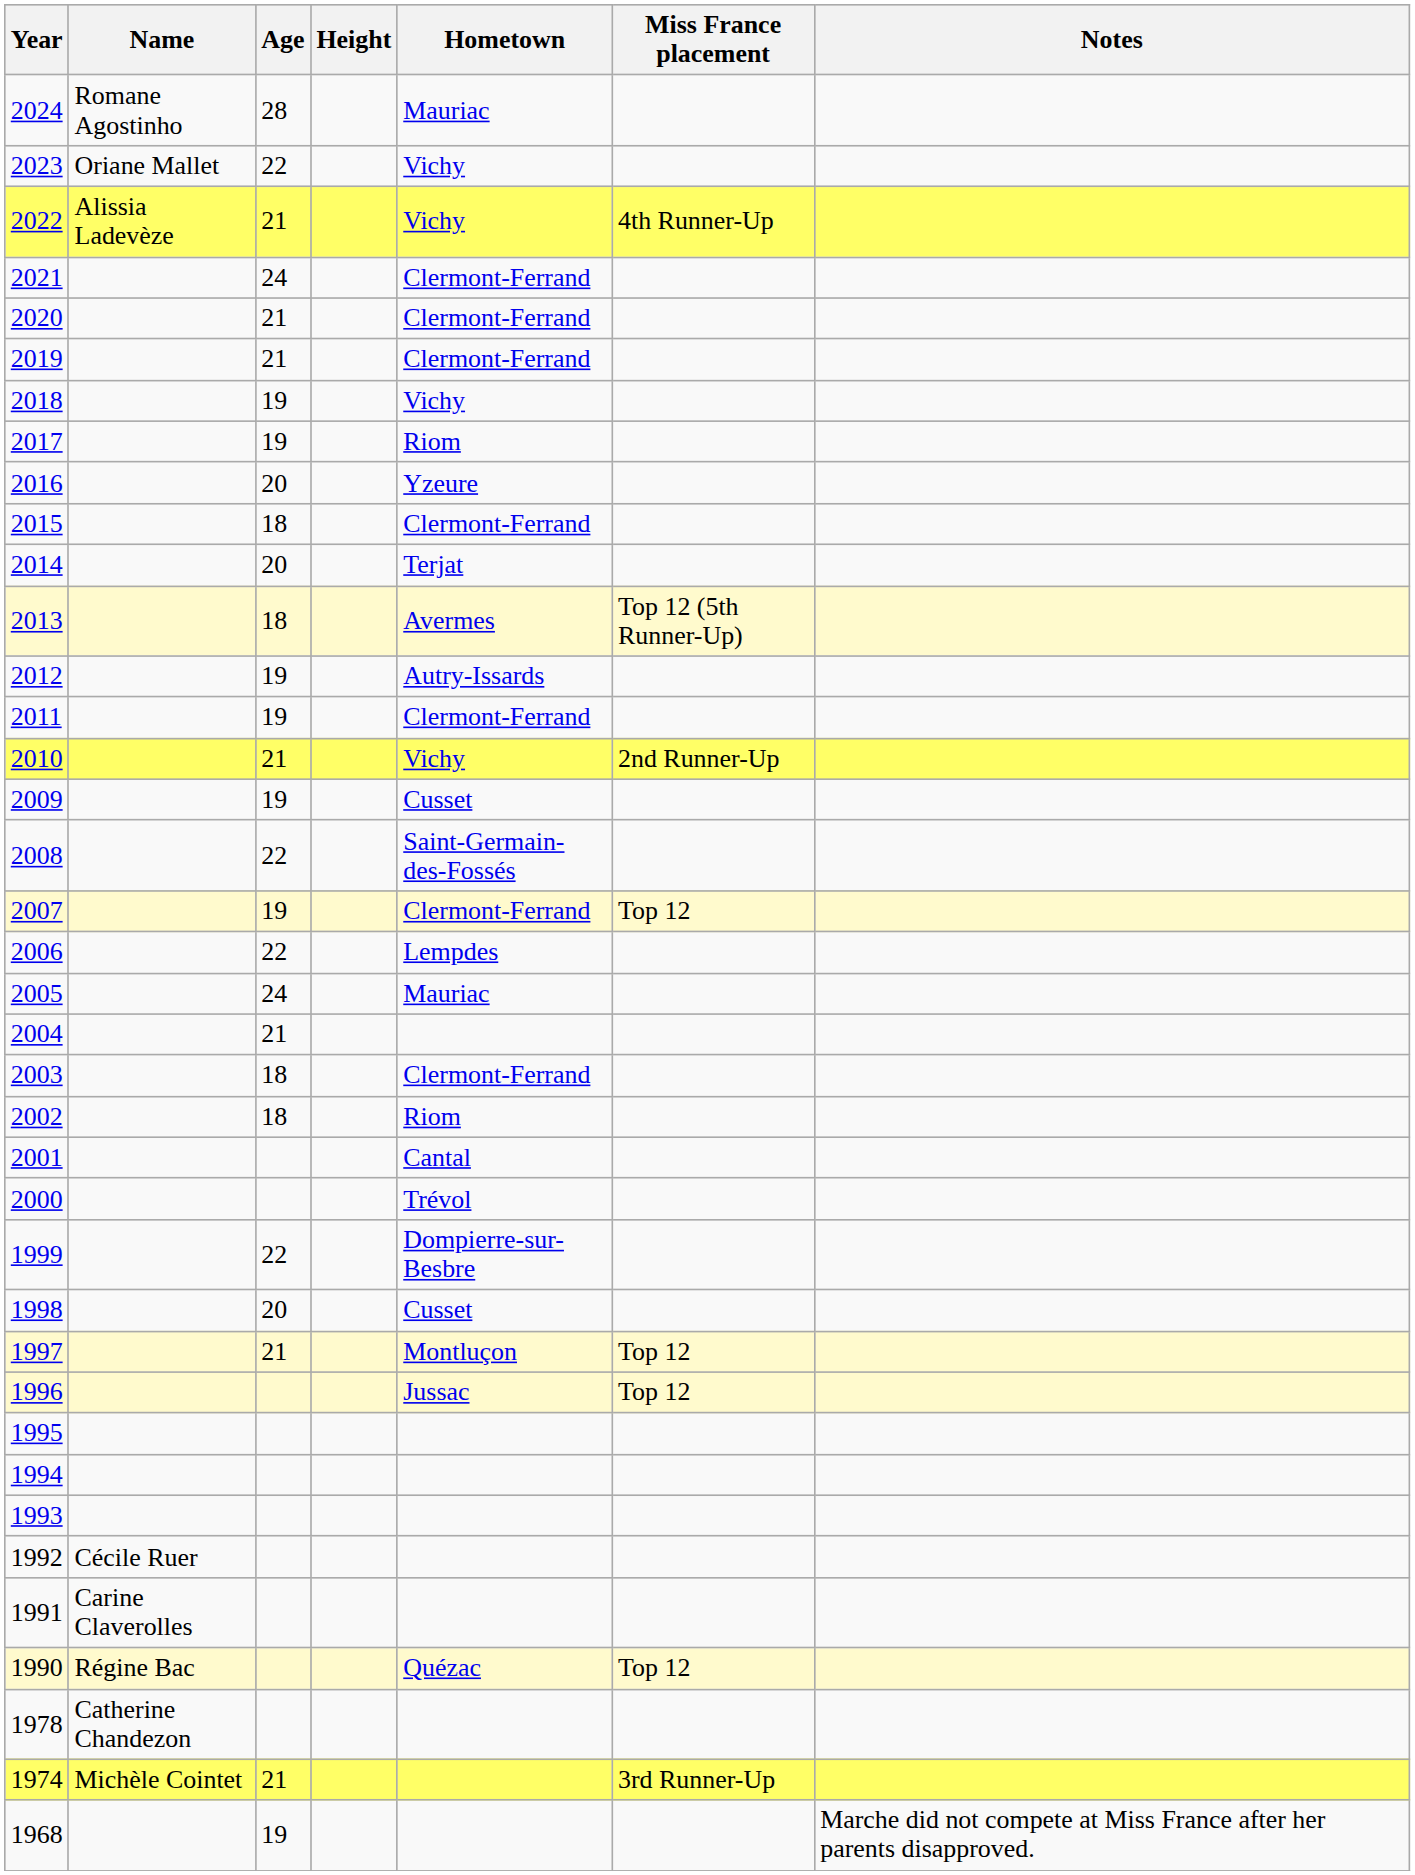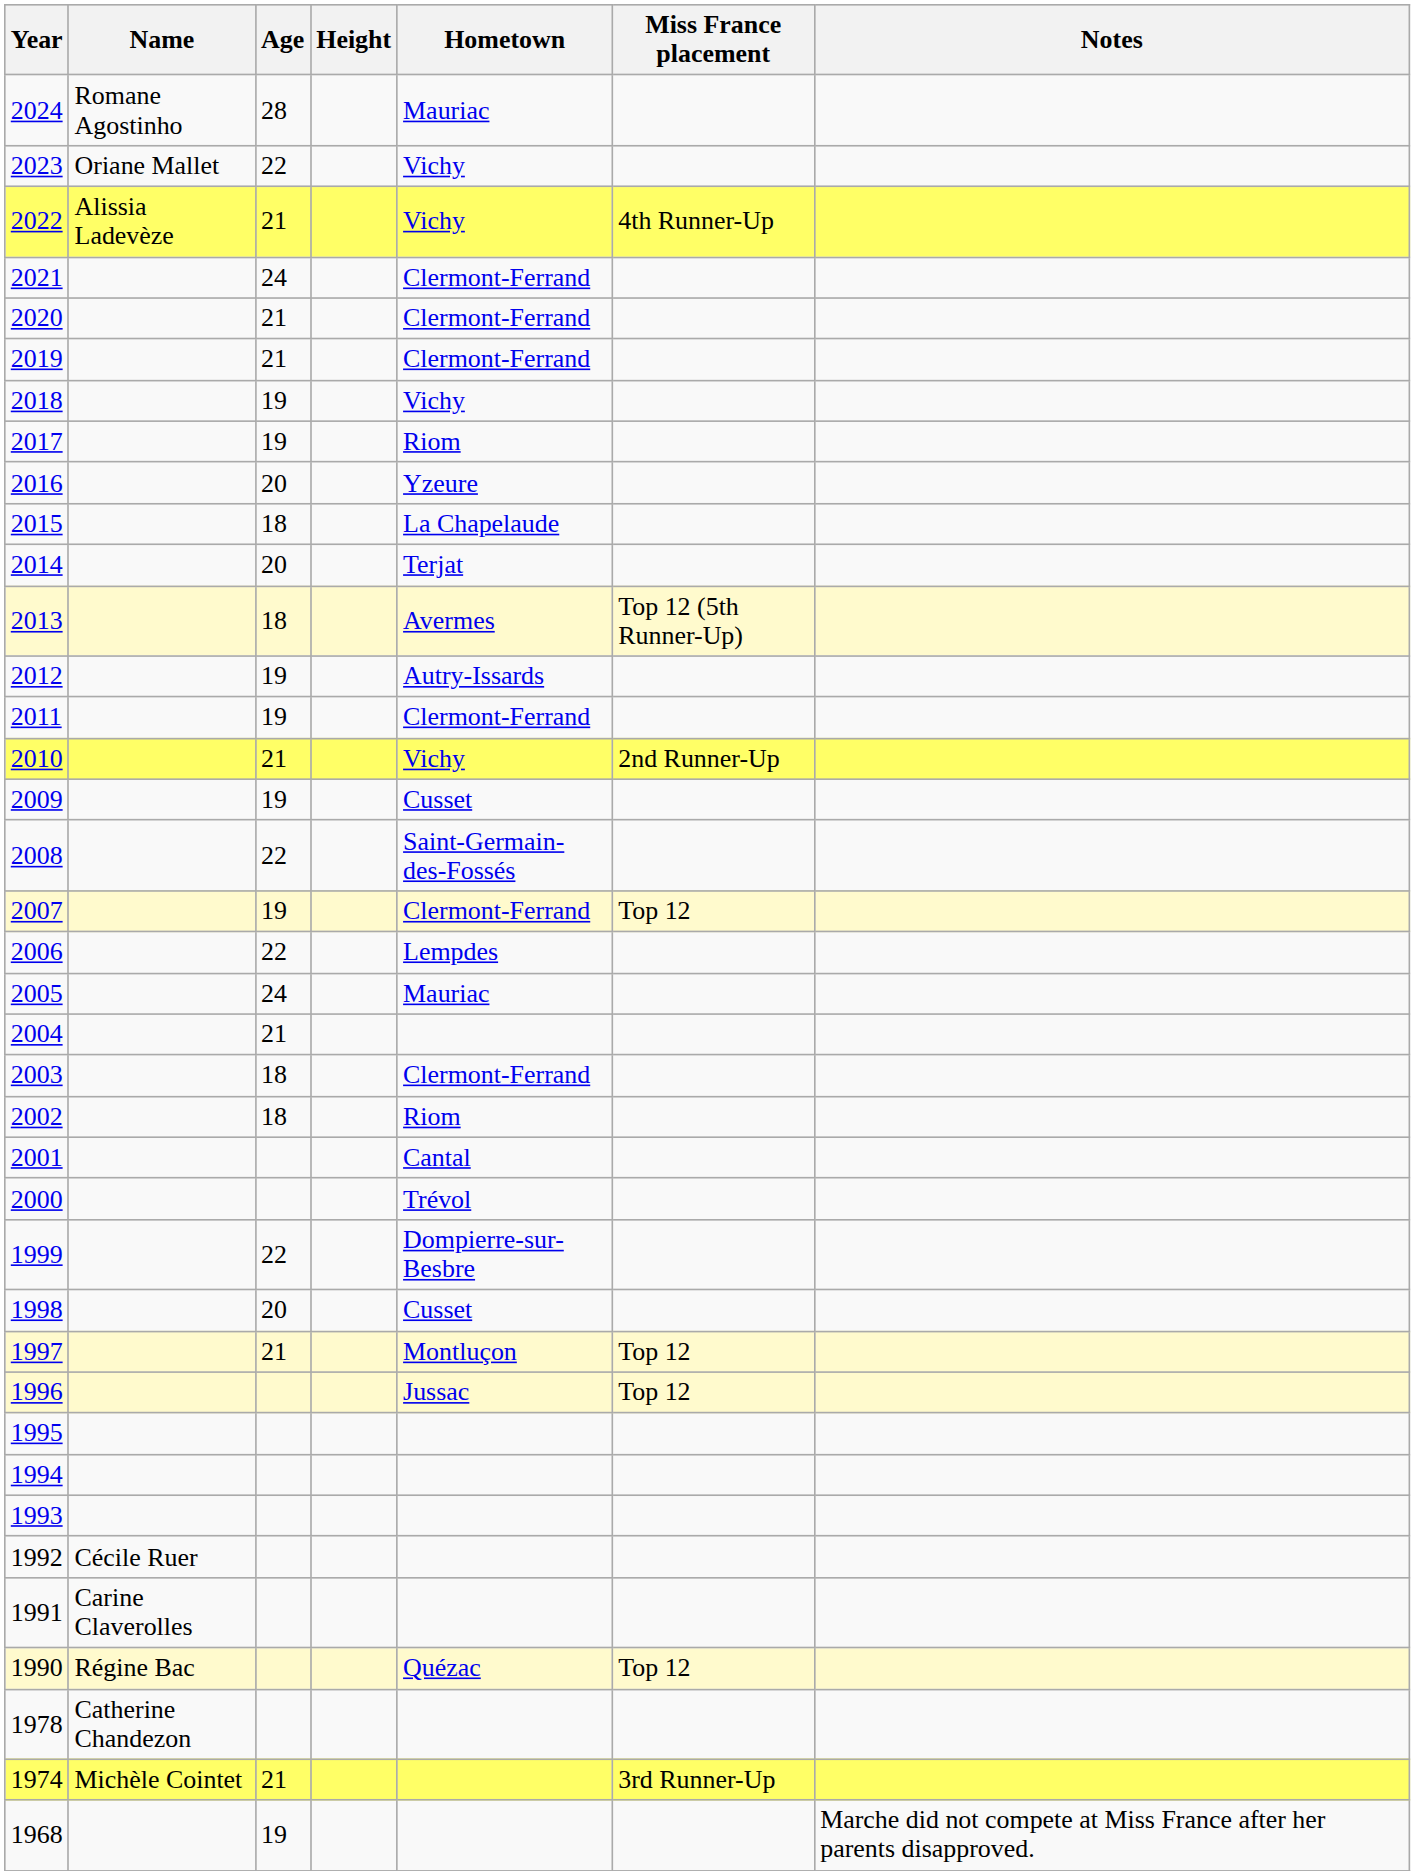(497, 523) Clermont-Ferrand -> (481, 523) La Chapelaude
